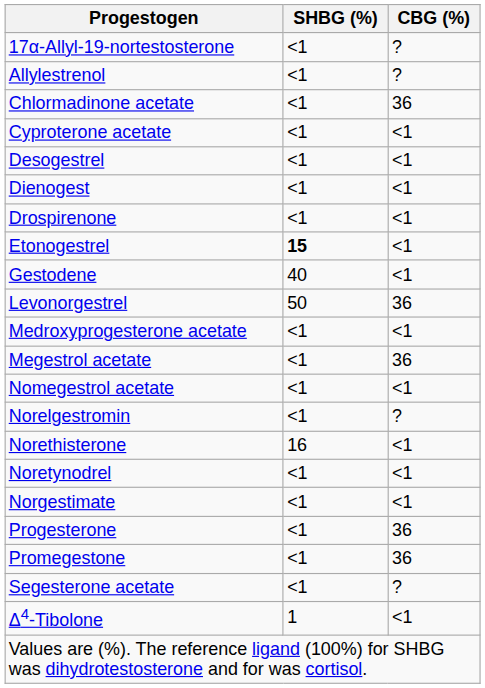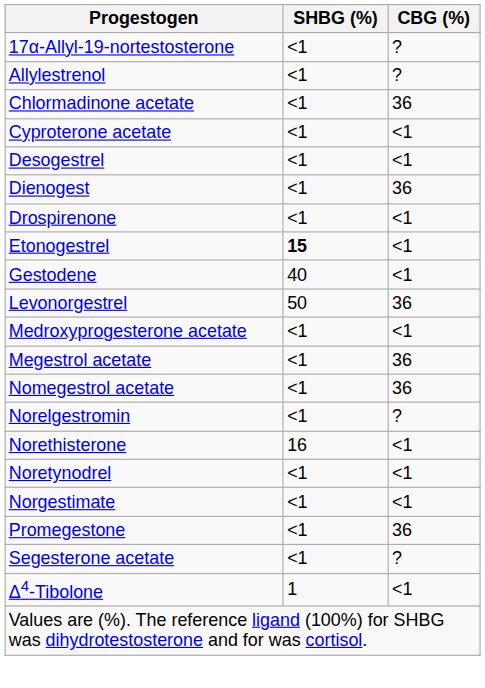(402, 189) <1 -> (402, 189) 36
(402, 388) <1 -> (402, 388) 36
- row: (63, 530)
